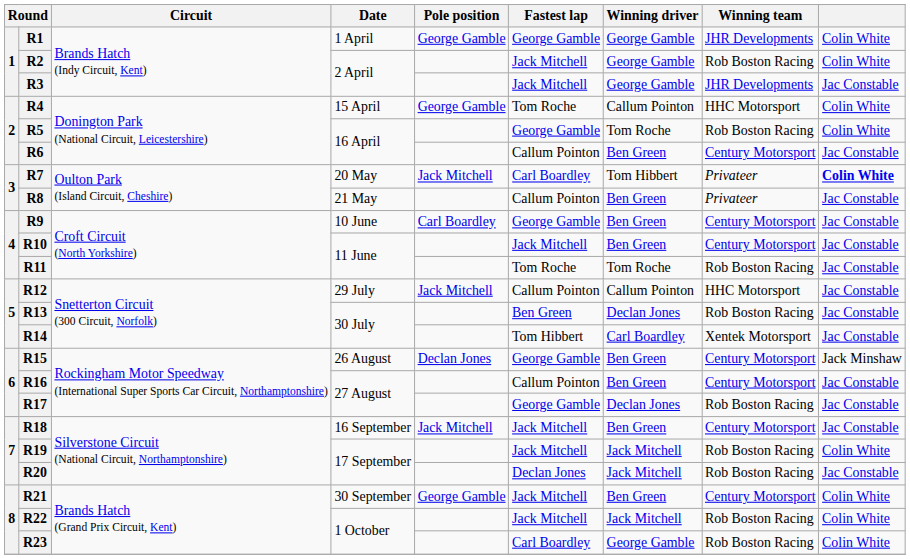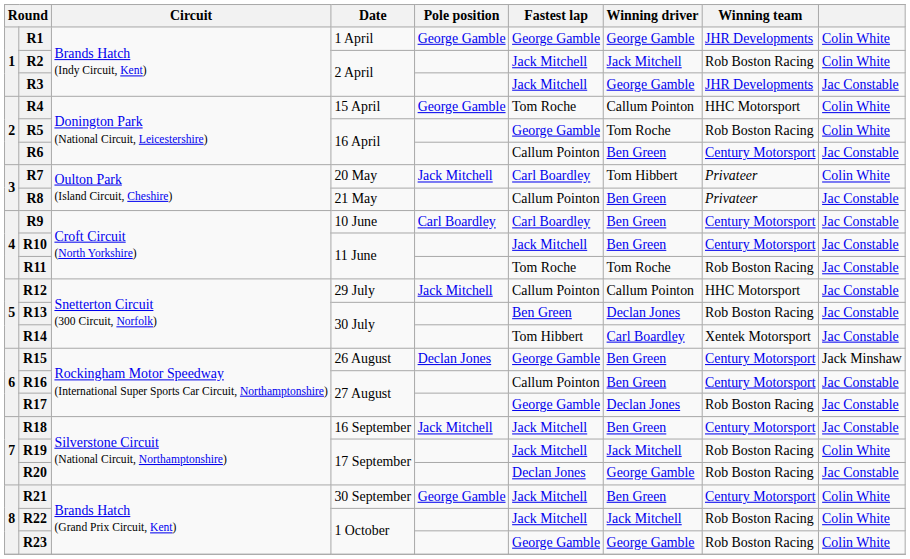(651, 61) George Gamble -> (644, 61) Jack Mitchell
(858, 175) bold -> (856, 175) normal
(556, 221) George Gamble -> (551, 221) Carl Boardley
(644, 473) Jack Mitchell -> (651, 473) George Gamble
(551, 541) Carl Boardley -> (556, 541) George Gamble
